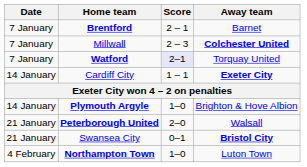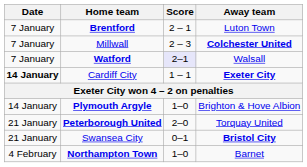(247, 28) Barnet -> (249, 28) Luton Town
(247, 59) Torquay United -> (249, 59) Walsall
(31, 75) normal -> (33, 75) bold
(247, 122) Walsall -> (249, 122) Torquay United
(247, 153) Luton Town -> (249, 153) Barnet
